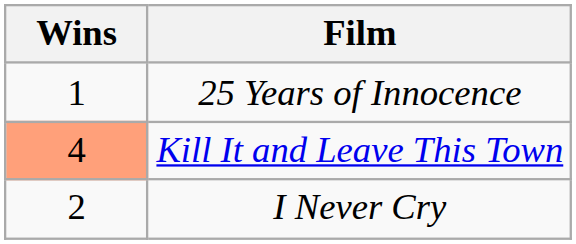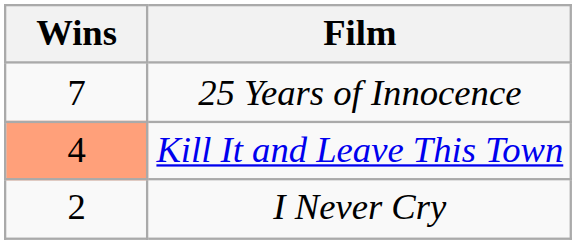(77, 91) 1 -> (77, 91) 7
